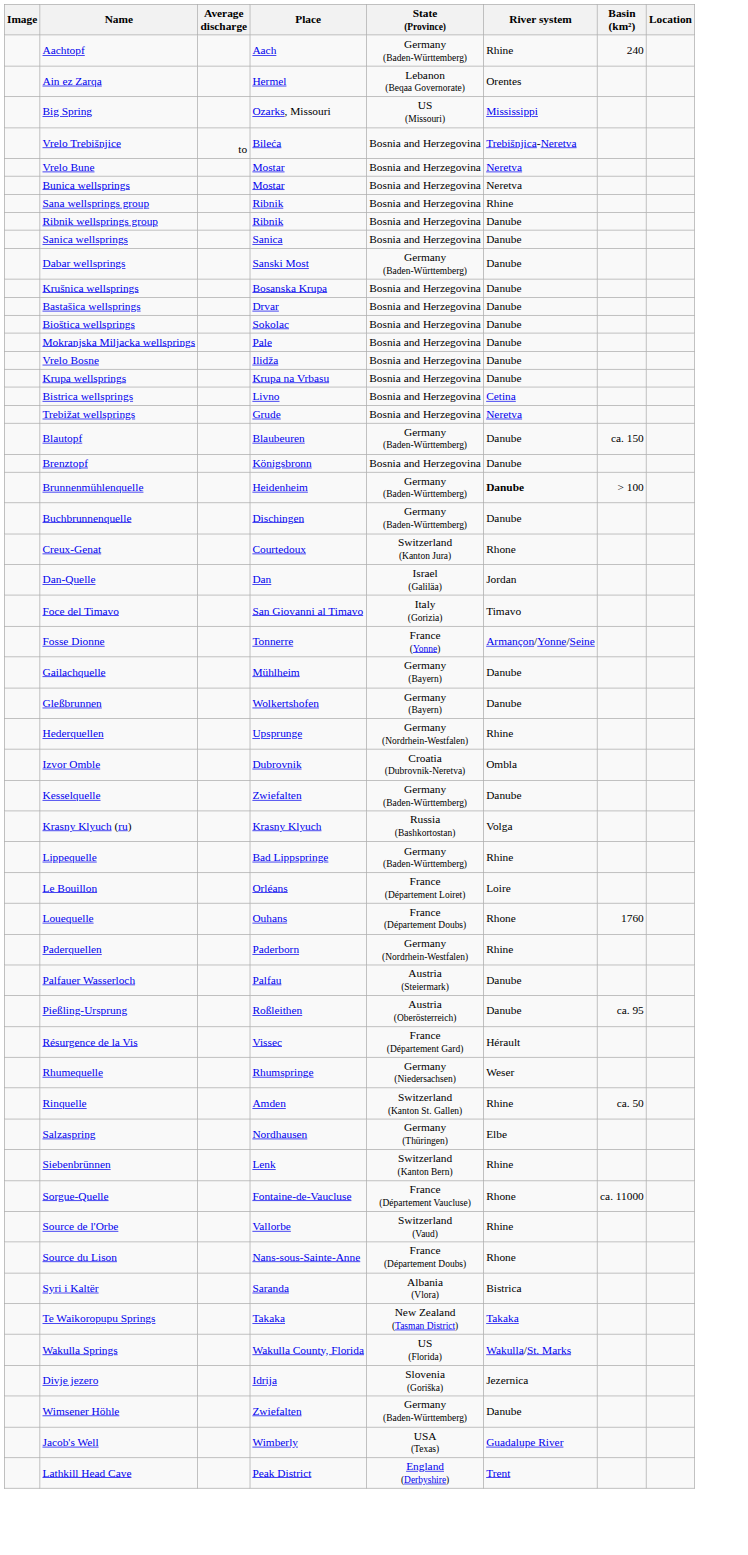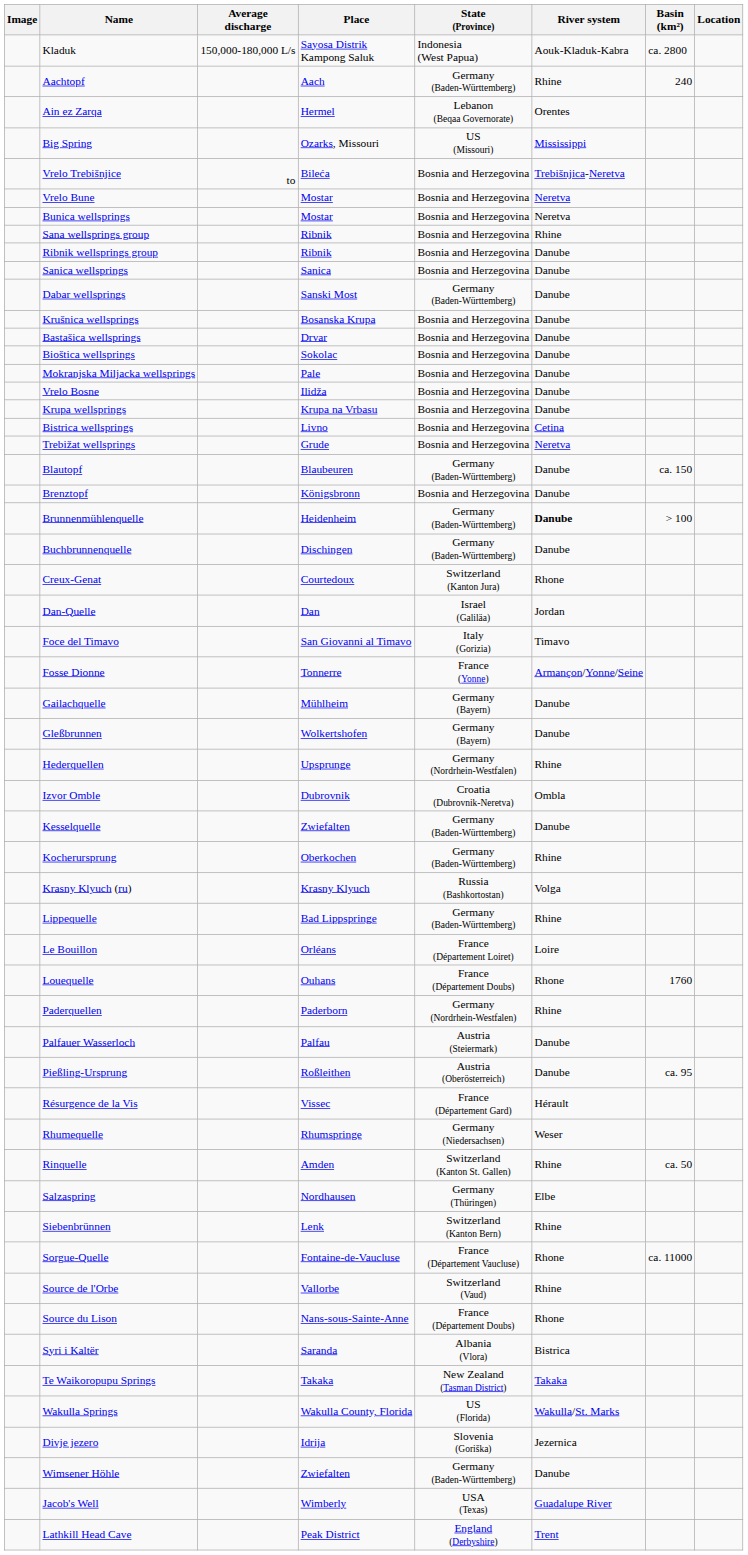+ row: (59, 50)
+ row: (79, 857)
